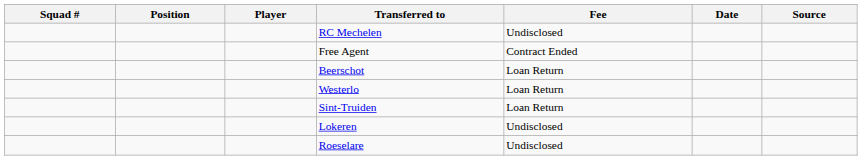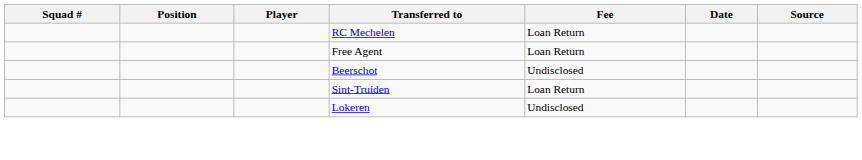(534, 32) Undisclosed -> (556, 32) Loan Return
(542, 51) Contract Ended -> (556, 51) Loan Return
(535, 70) Loan Return -> (555, 70) Undisclosed
- row: (339, 89)
- row: (341, 145)
